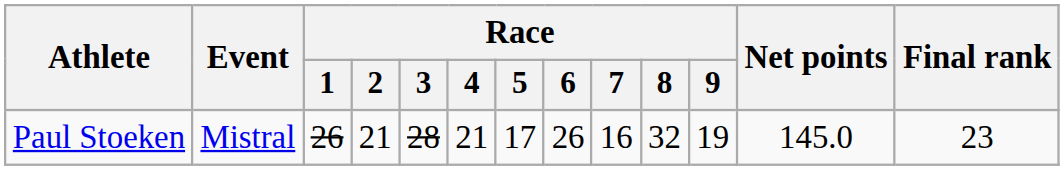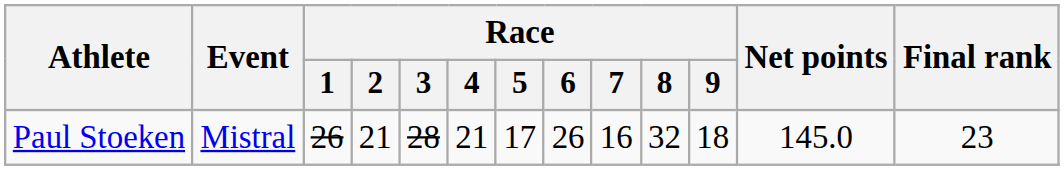(713, 137) 19 -> (713, 137) 18
